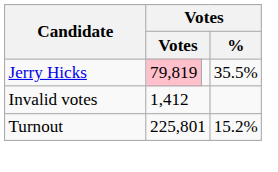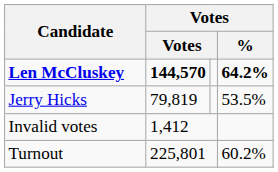+ row: (66, 72)
(174, 72) pink background -> (174, 99) no background
(236, 72) 35.5% -> (244, 99) 53.5%
(236, 126) 15.2% -> (244, 153) 60.2%
